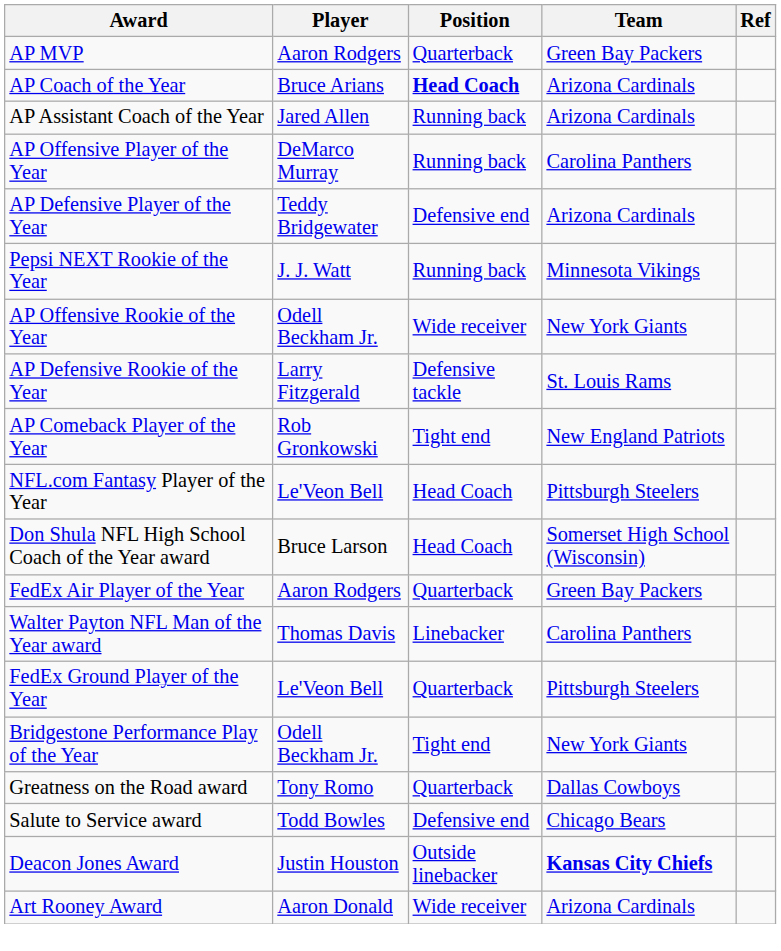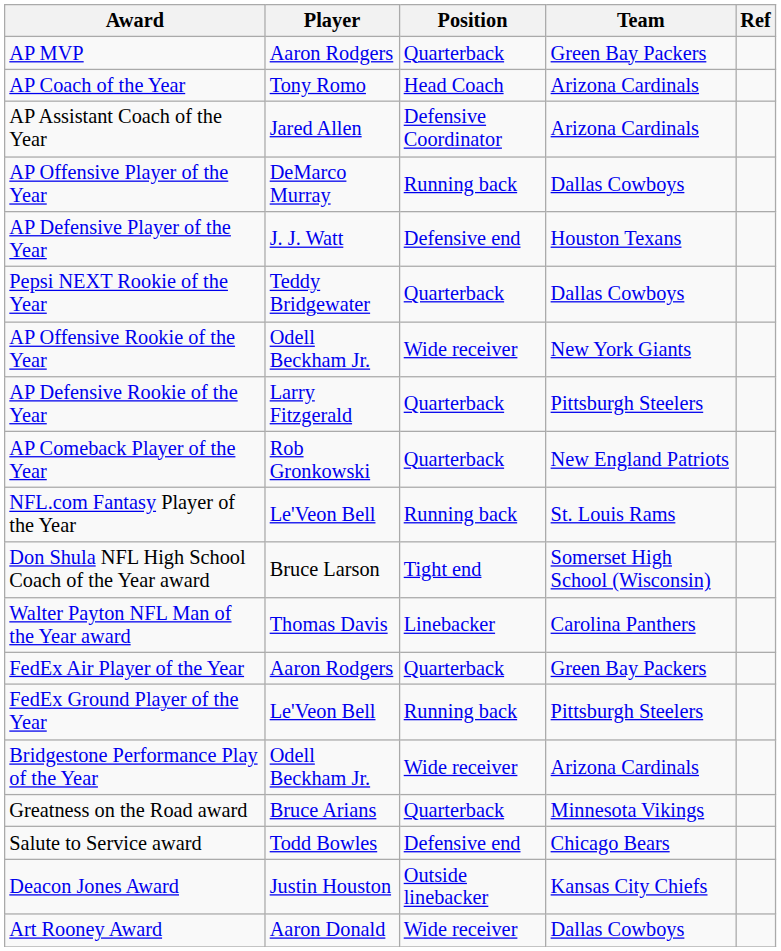(331, 85) Bruce Arians -> (318, 85) Tony Romo
(466, 85) bold -> (454, 85) normal
(469, 117) Running back -> (453, 128) Defensive Coordinator
(619, 160) Carolina Panthers -> (617, 183) Dallas Cowboys
(328, 216) Teddy Bridgewater -> (307, 238) J. J. Watt
(621, 216) Arizona Cardinals -> (616, 238) Houston Texans
(314, 271) J. J. Watt -> (320, 293) Teddy Bridgewater
(469, 271) Running back -> (454, 293) Quarterback
(623, 271) Minnesota Vikings -> (617, 293) Dallas Cowboys
(454, 381) Defensive tackle -> (454, 404) Quarterback
(609, 381) St. Louis Rams -> (627, 404) Pittsburgh Steelers
(451, 436) Tight end -> (454, 459) Quarterback
(462, 491) Head Coach -> (460, 514) Running back
(623, 491) Pittsburgh Steelers -> (613, 514) St. Louis Rams
(462, 546) Head Coach -> (443, 569) Tight end
rows swapped: (135, 633) <-> (127, 590)
(463, 688) Quarterback -> (460, 711) Running back
(451, 744) Tight end -> (461, 766) Wide receiver
(617, 744) New York Giants -> (625, 766) Arizona Cardinals
(325, 787) Tony Romo -> (323, 810) Bruce Arians
(613, 787) Dallas Cowboys -> (627, 810) Minnesota Vikings
(629, 863) bold -> (629, 886) normal
(621, 907) Arizona Cardinals -> (617, 930) Dallas Cowboys
